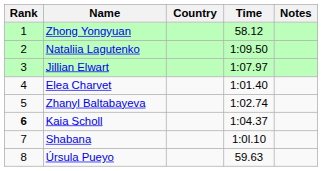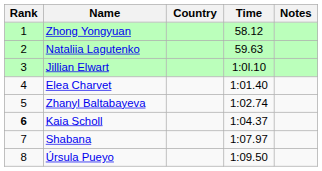(249, 49) 1:09.50 -> (249, 49) 59.63
(249, 67) 1:07.97 -> (249, 67) 1:0l.10
(249, 139) 1:0l.10 -> (249, 139) 1:07.97
(249, 157) 59.63 -> (249, 157) 1:09.50
